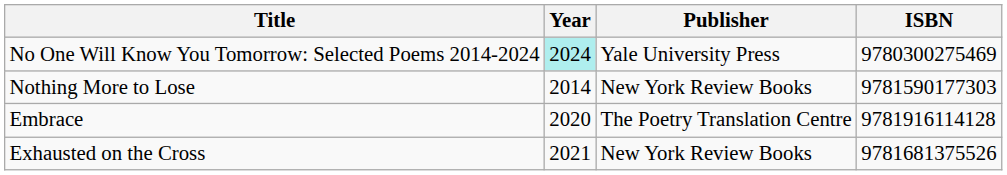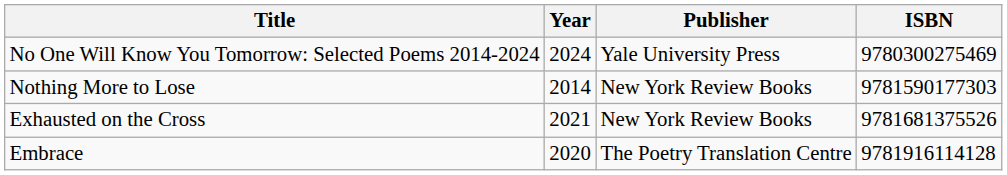(570, 53) paleturquoise background -> (570, 53) no background
rows swapped: (46, 119) <-> (107, 152)
